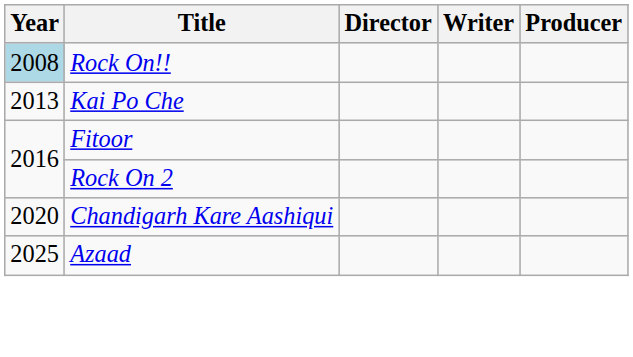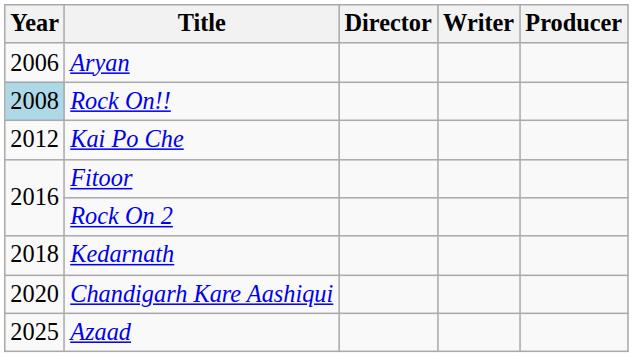+ row: (100, 62)
(35, 100) 2013 -> (35, 139) 2012
+ row: (122, 255)
